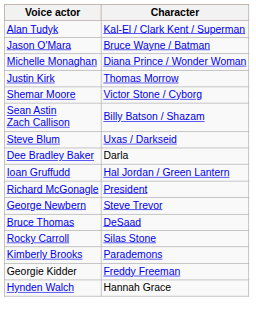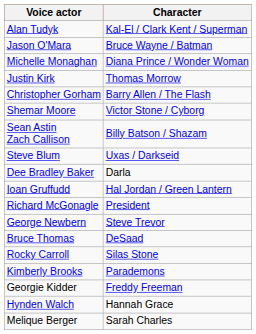+ row: (54, 95)
+ row: (42, 321)
